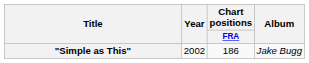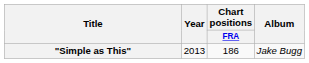(194, 51) 2002 -> (194, 51) 2013
